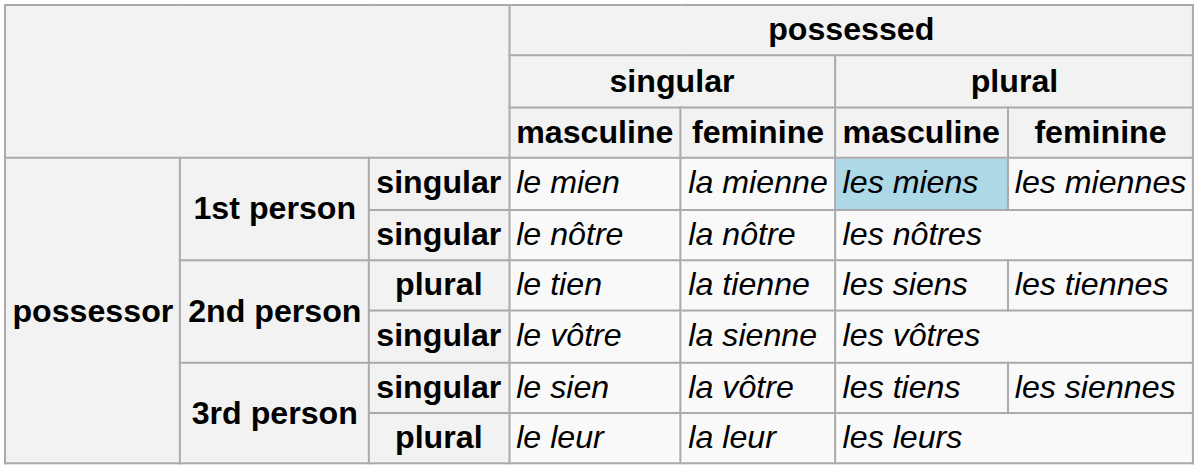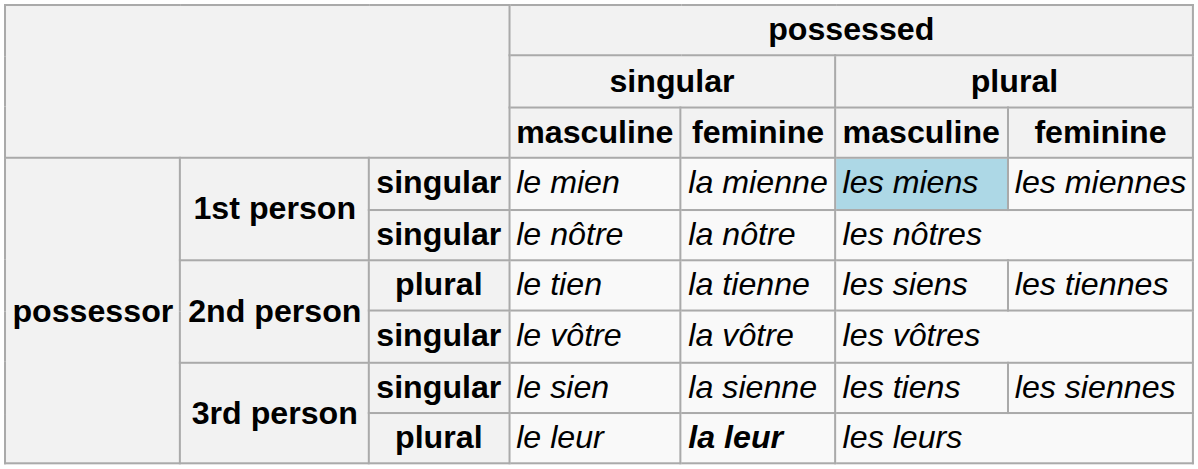(753, 336) la sienne -> (741, 336) la vôtre
(741, 387) la vôtre -> (753, 387) la sienne
(732, 438) normal -> (736, 438) bold
